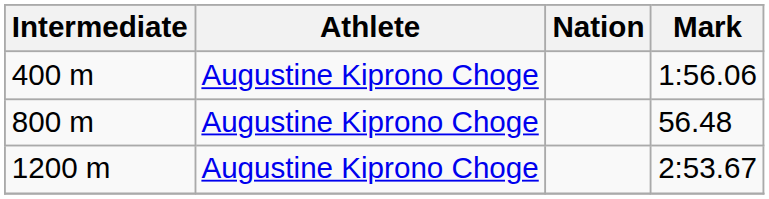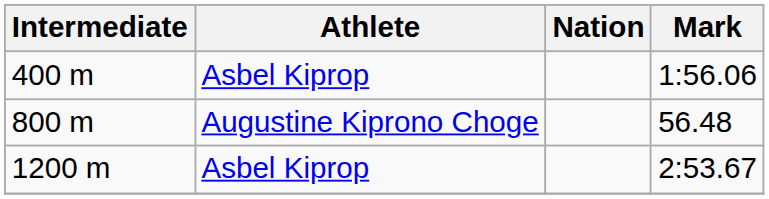(370, 74) Augustine Kiprono Choge -> (285, 74) Asbel Kiprop
(370, 168) Augustine Kiprono Choge -> (285, 168) Asbel Kiprop
